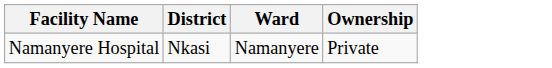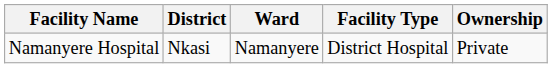+ column: (388, 18)
